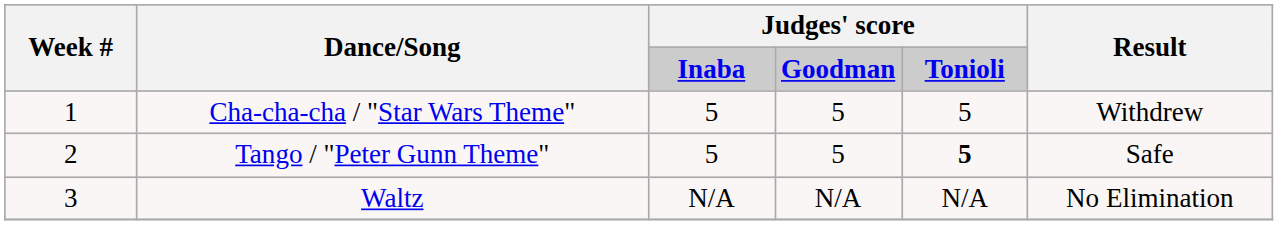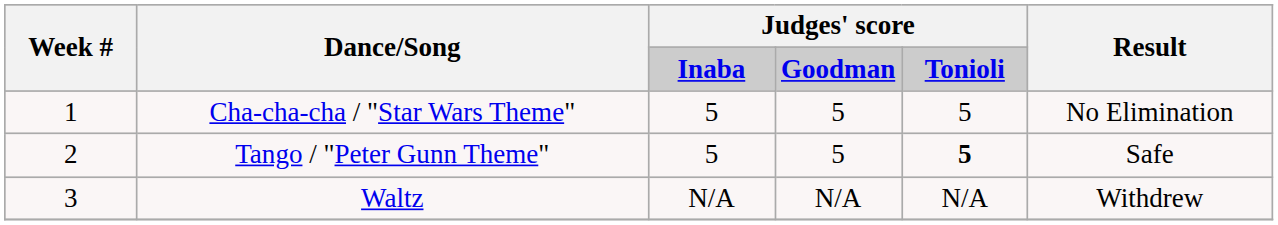(1150, 111) Withdrew -> (1150, 111) No Elimination
(1150, 197) No Elimination -> (1150, 197) Withdrew
